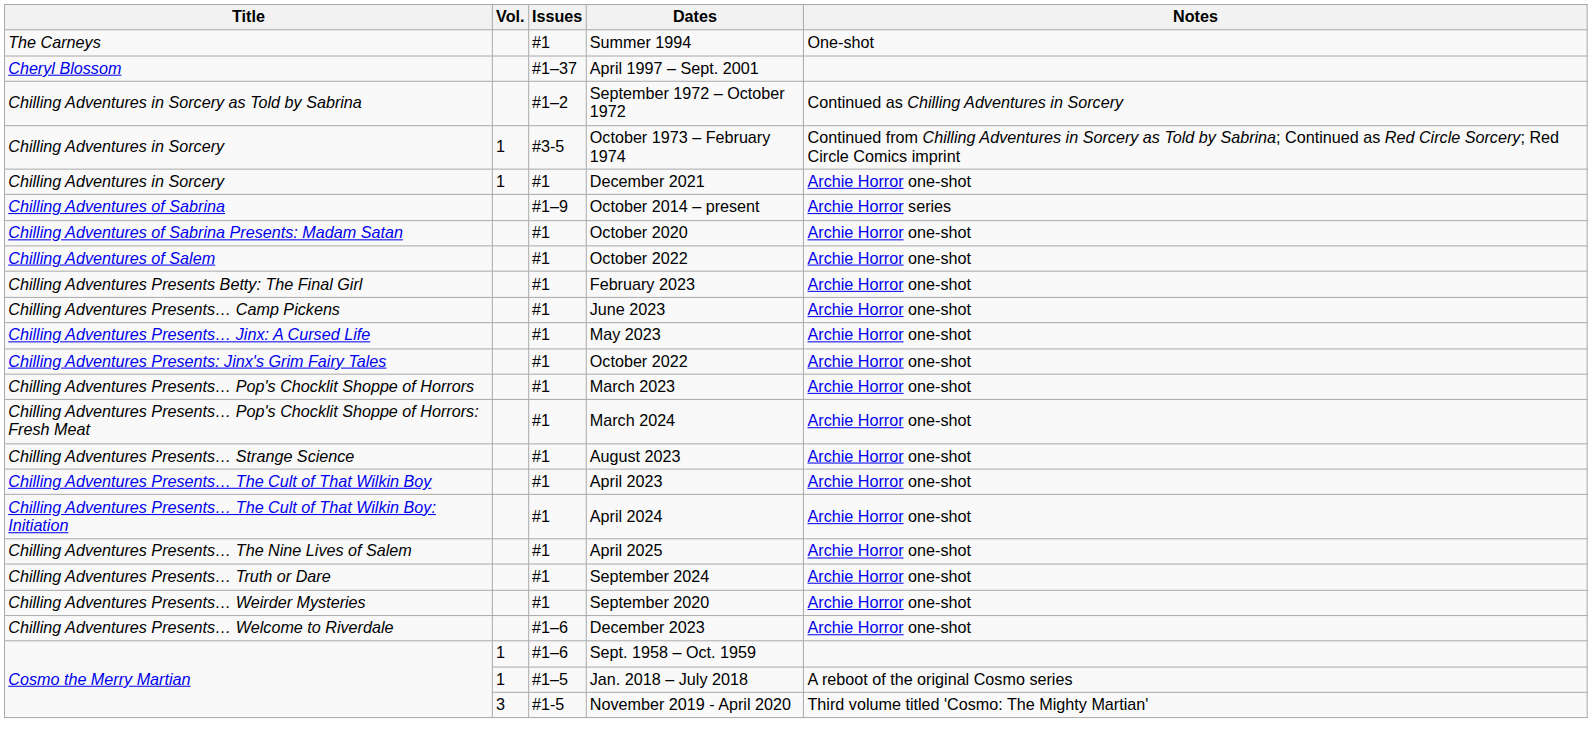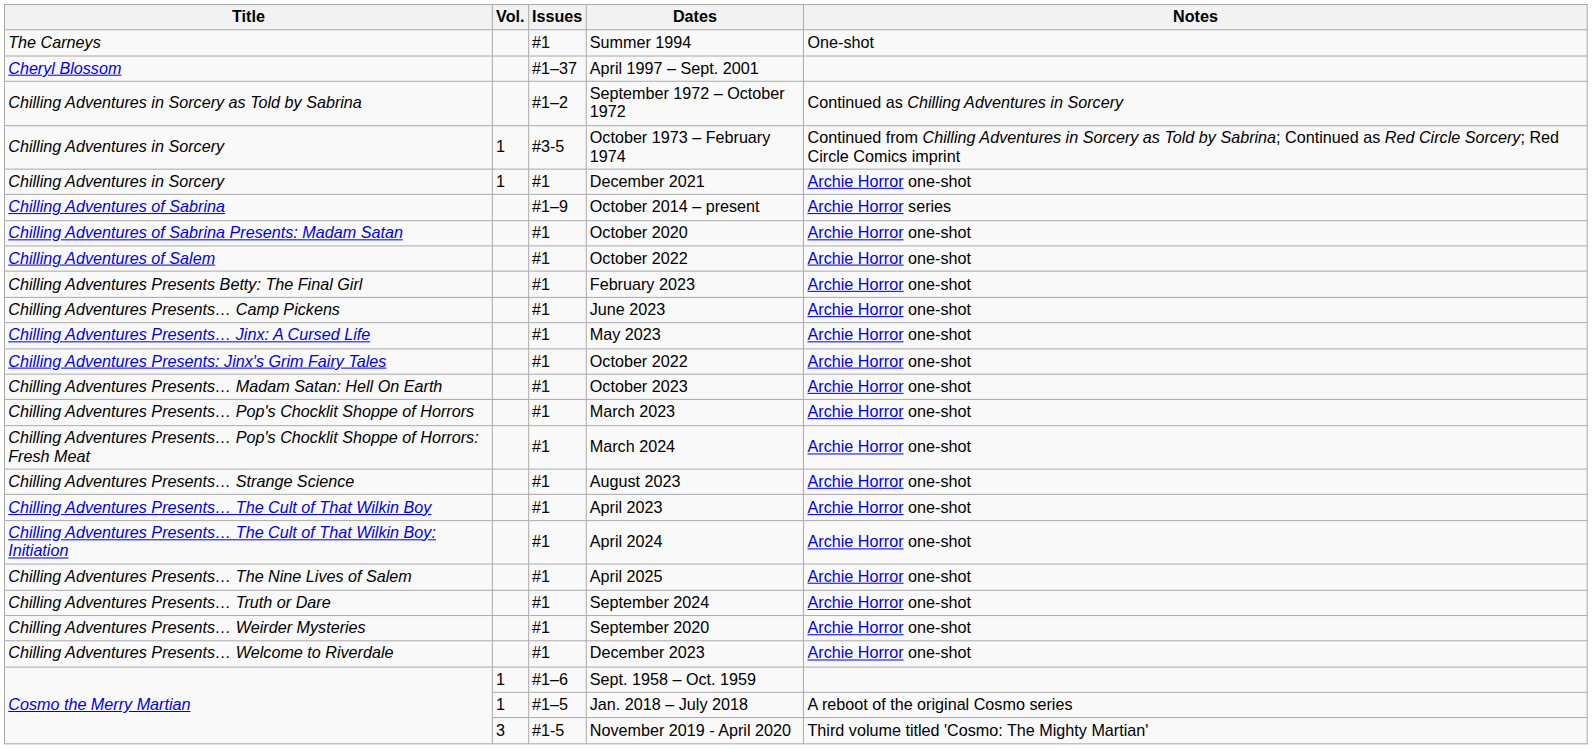+ row: (225, 386)
(550, 628) #1–6 -> (541, 653) #1
